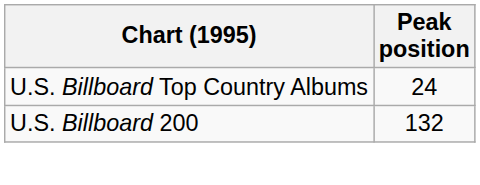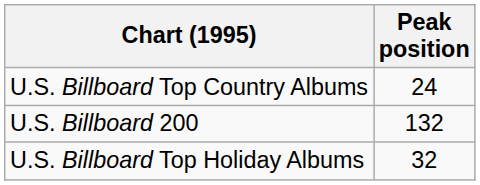+ row: (187, 160)
